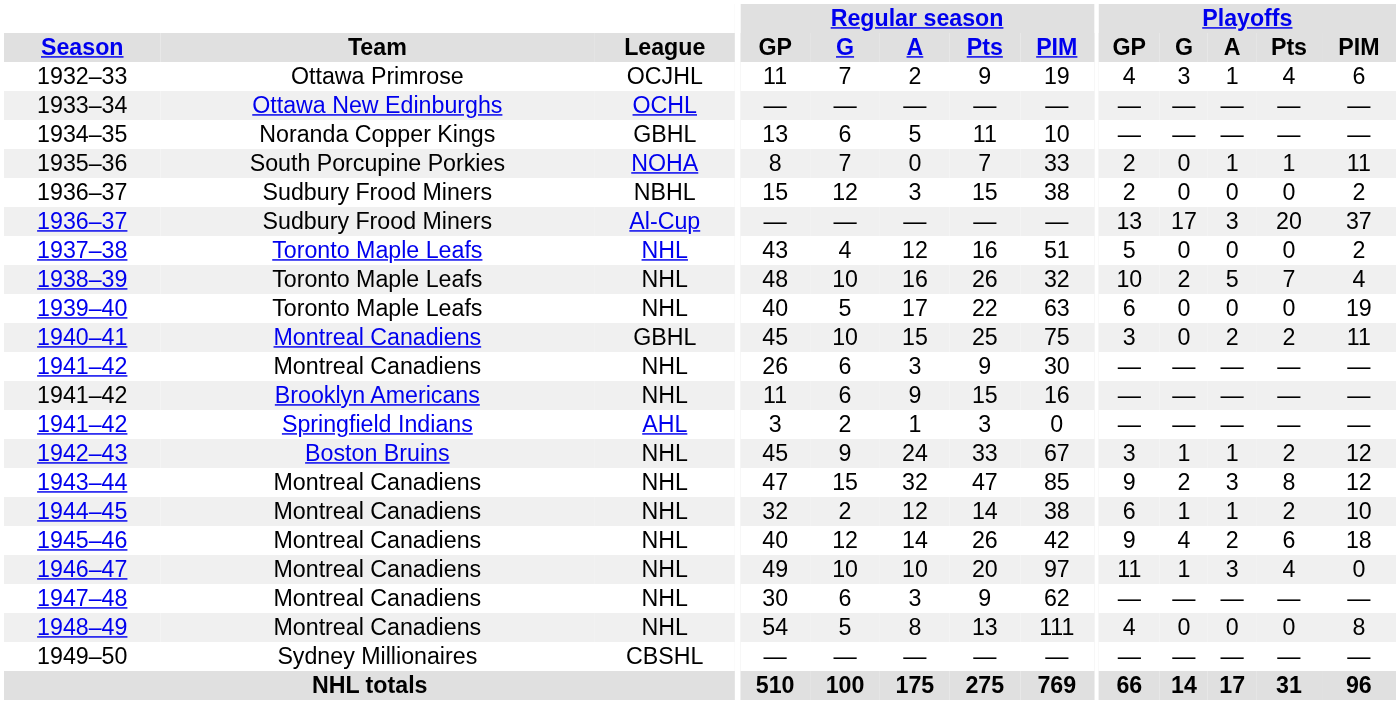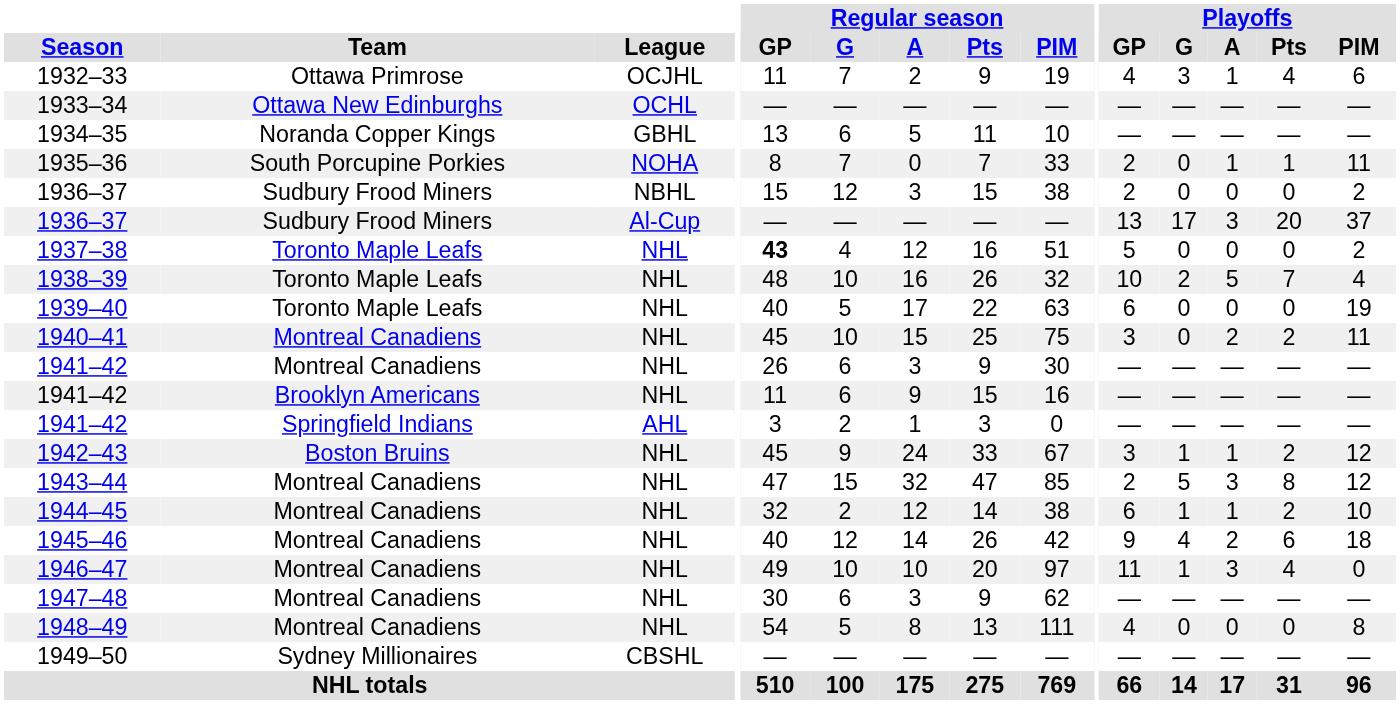(775, 250) normal -> (775, 250) bold
(665, 337) GBHL -> (665, 337) NHL
(1129, 482) 9 -> (1129, 482) 2
(1184, 482) 2 -> (1184, 482) 5
